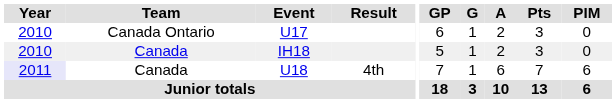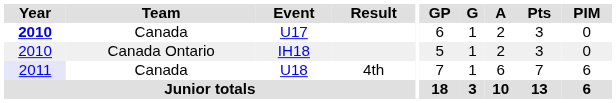(35, 32) normal -> (35, 32) bold
(161, 32) Canada Ontario -> (161, 32) Canada
(161, 51) Canada -> (161, 51) Canada Ontario
